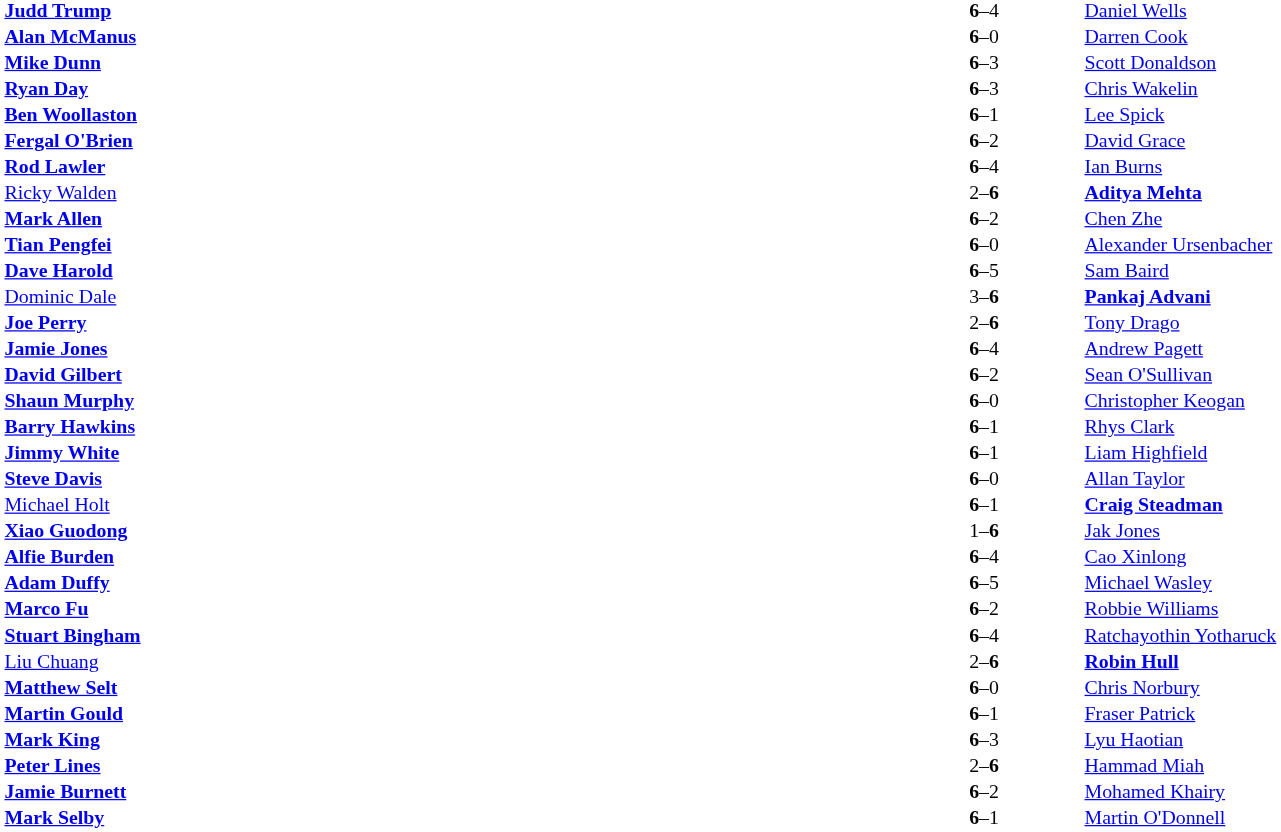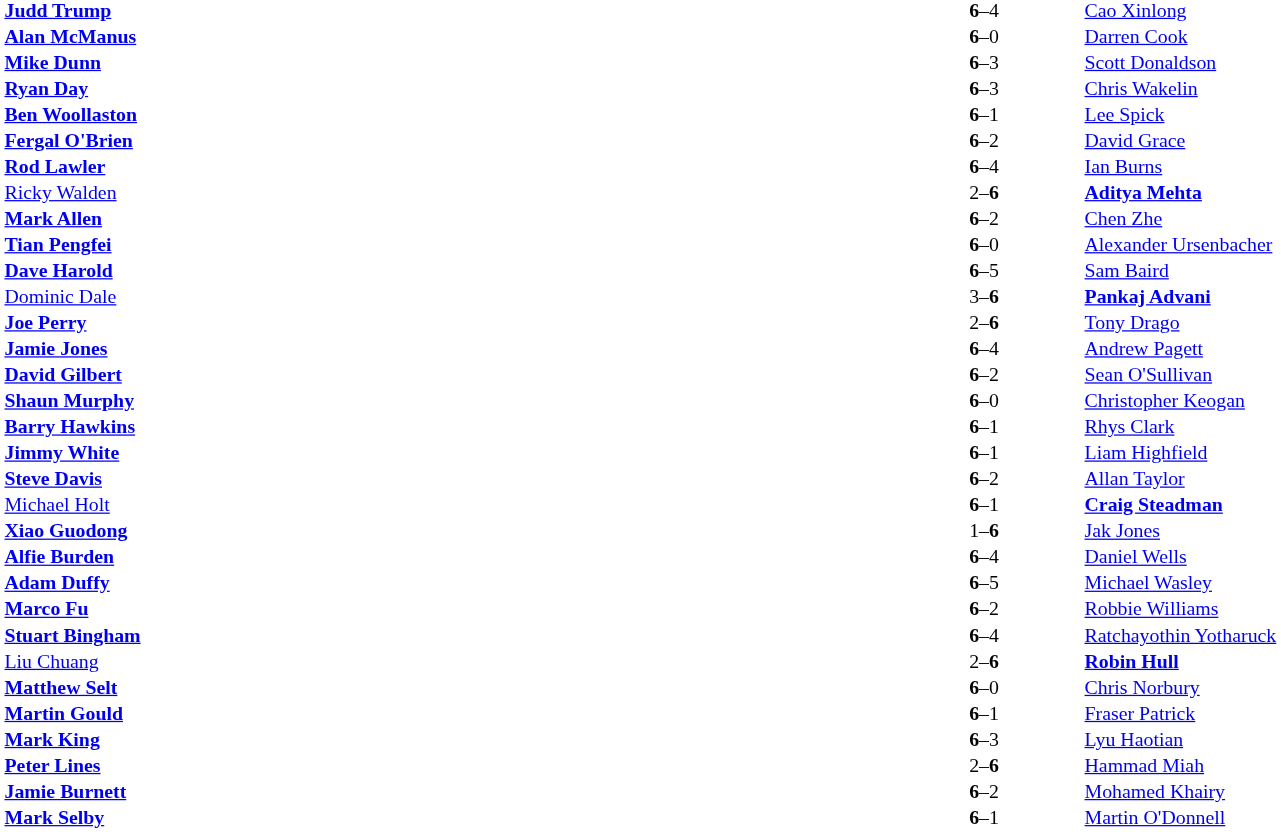(1136, 10) Daniel Wells -> (1135, 10) Cao Xinlong
(984, 478) 6–0 -> (984, 478) 6–2
(1135, 557) Cao Xinlong -> (1136, 557) Daniel Wells
